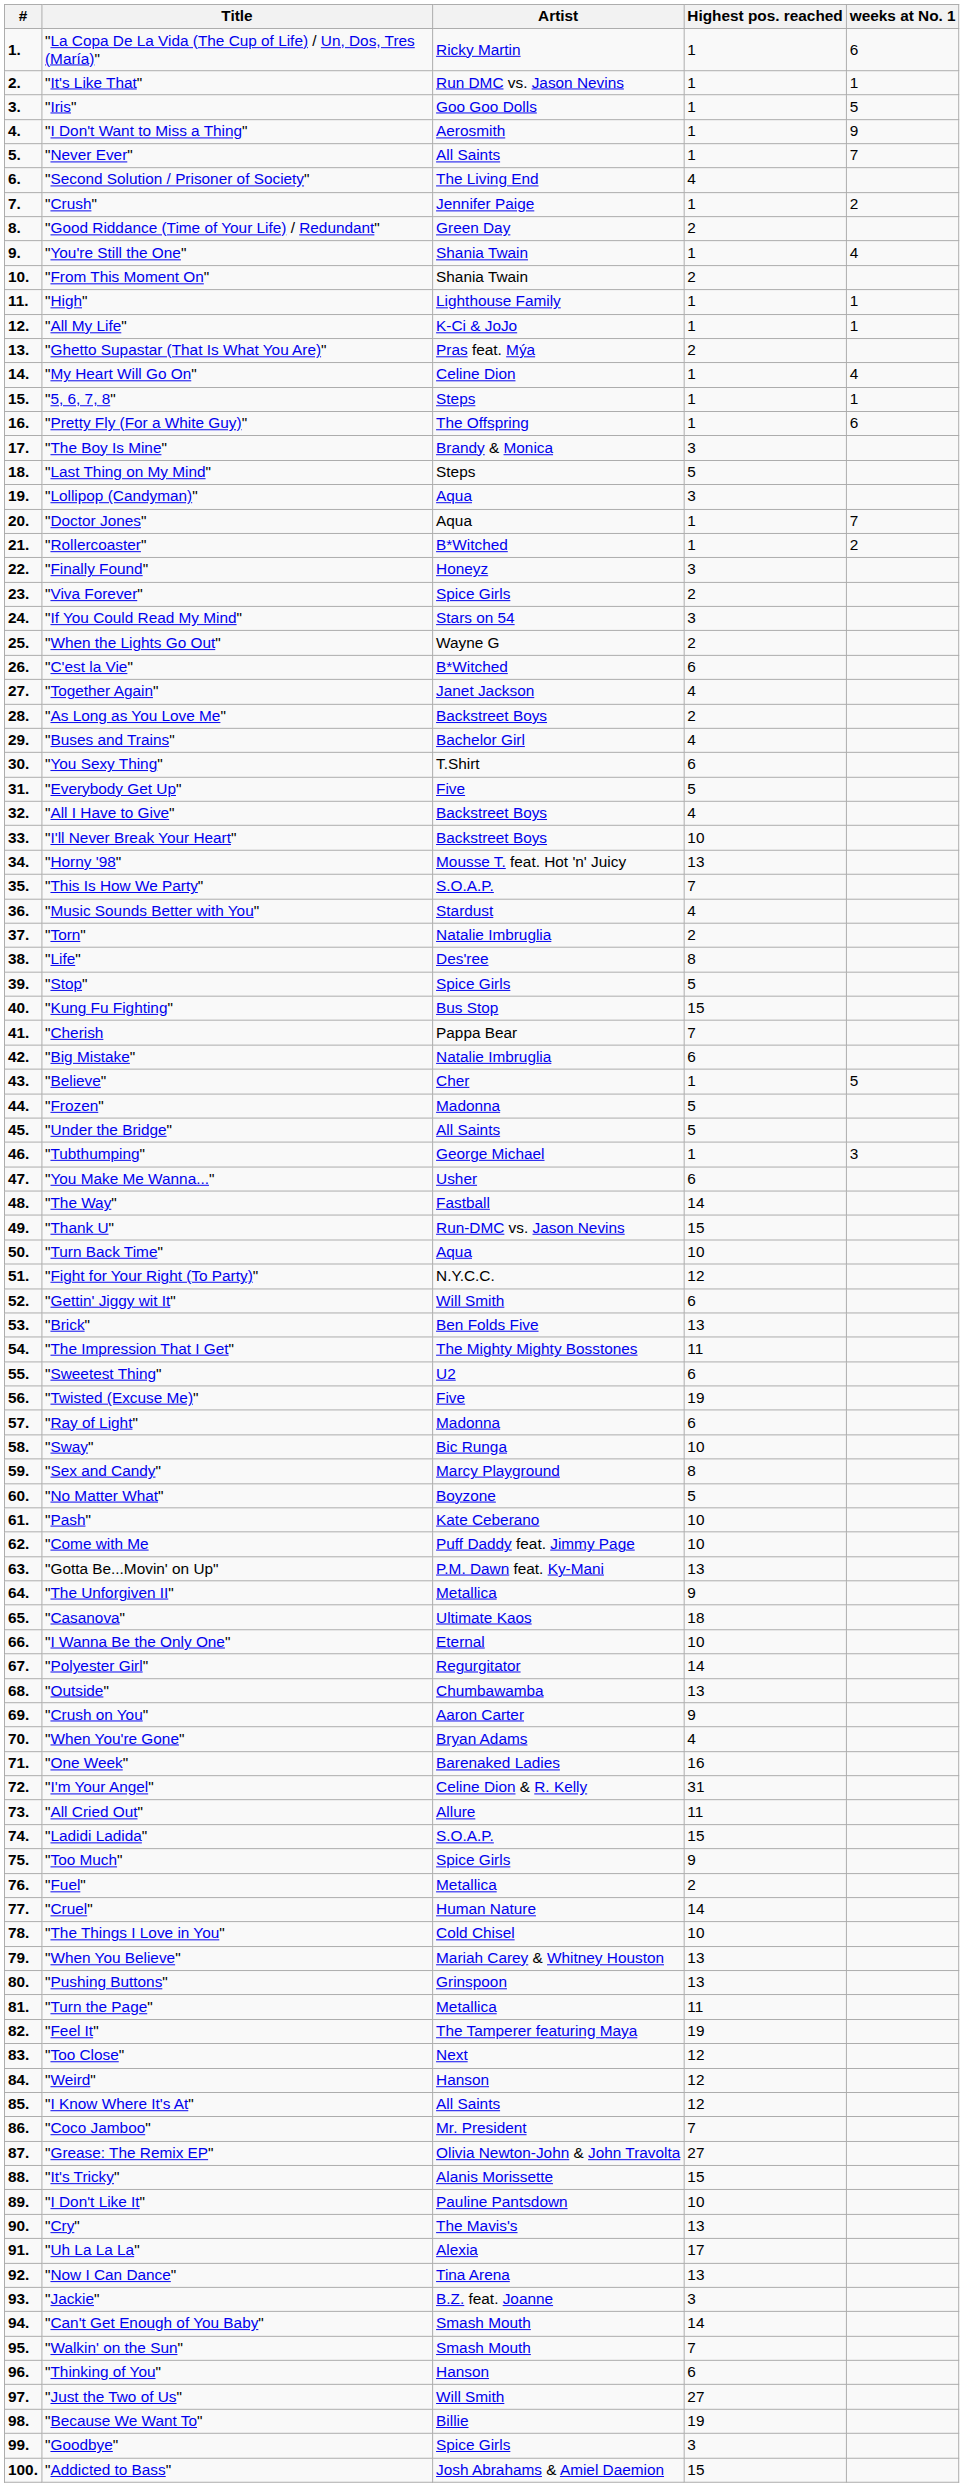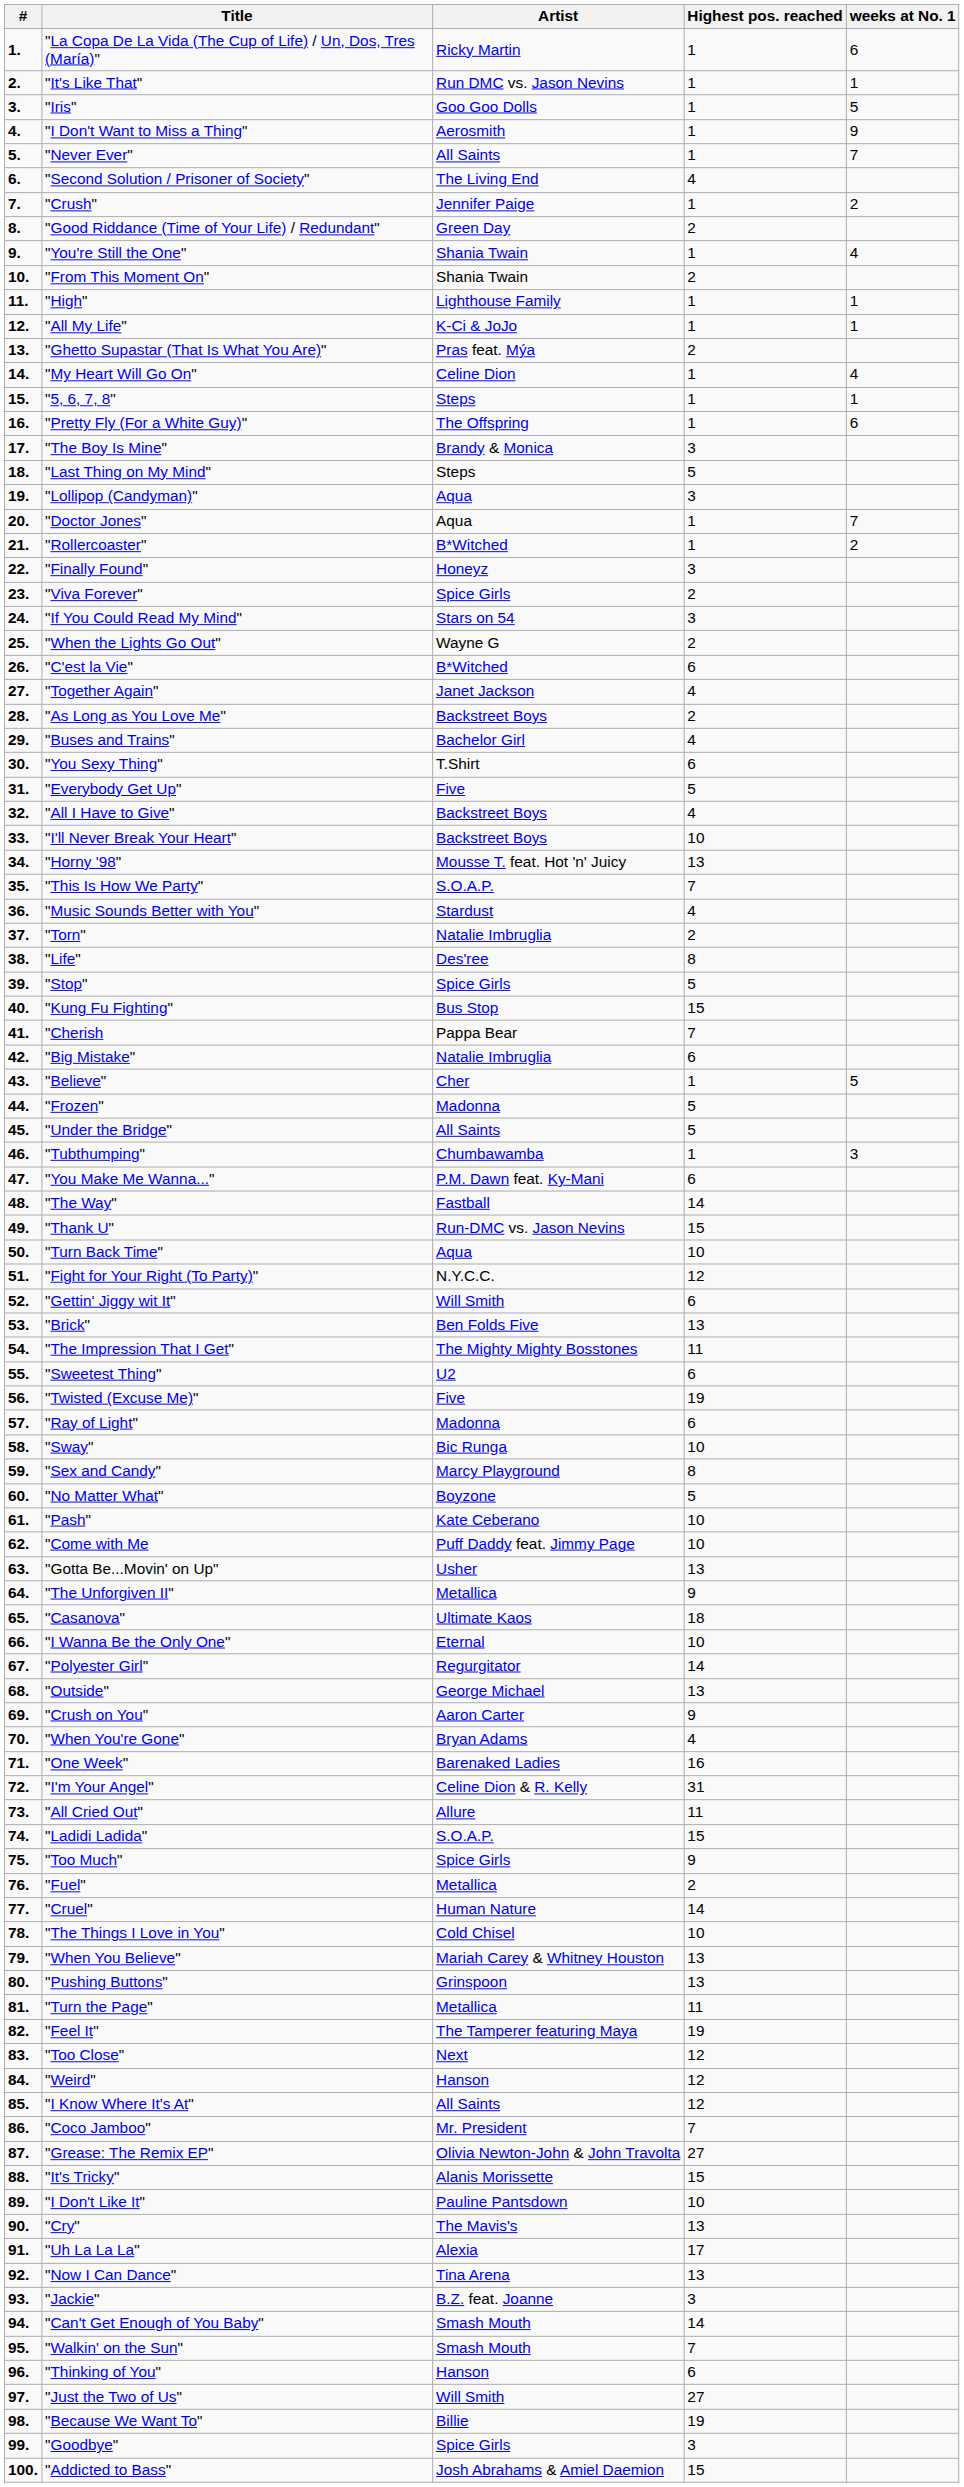(490, 1154) George Michael -> (490, 1154) Chumbawamba
(457, 1178) Usher -> (520, 1178) P.M. Dawn feat. Ky-Mani
(520, 1568) P.M. Dawn feat. Ky-Mani -> (457, 1568) Usher
(490, 1690) Chumbawamba -> (490, 1690) George Michael
